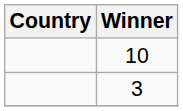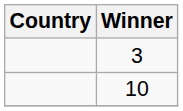rows swapped: (137, 55) <-> (137, 88)
